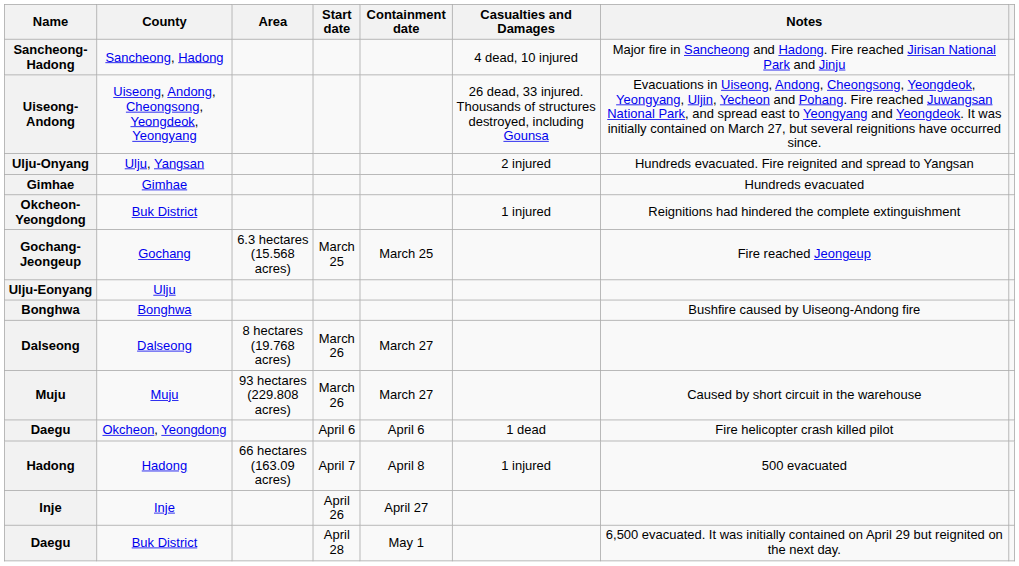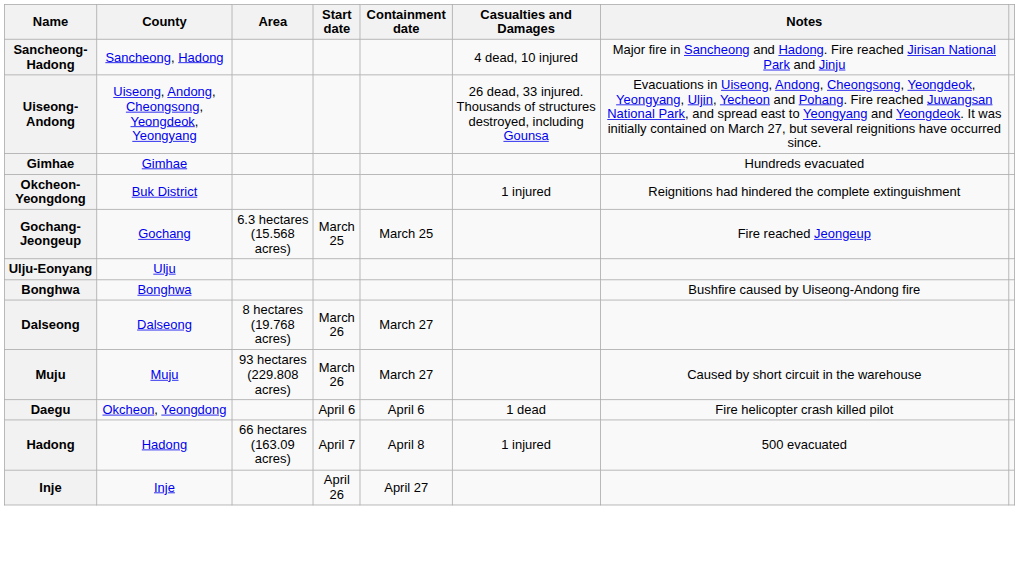- row: (51, 163)
- row: (50, 543)
